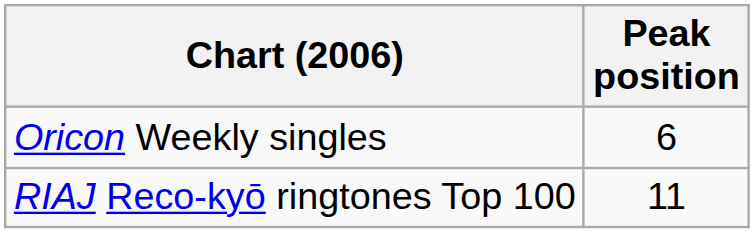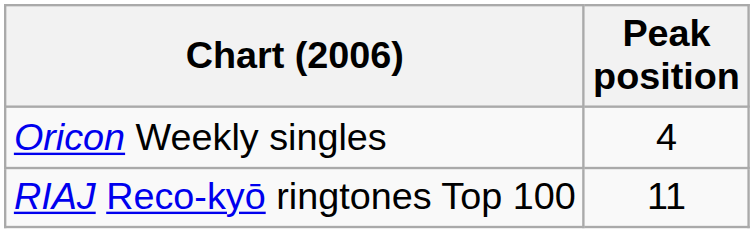(667, 136) 6 -> (667, 136) 4
